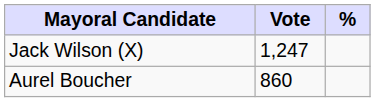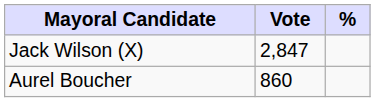(284, 50) 1,247 -> (284, 50) 2,847
